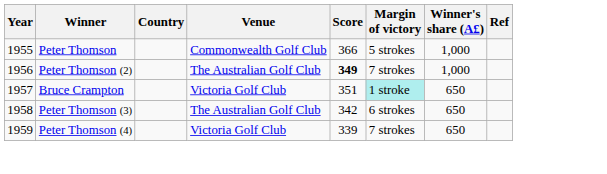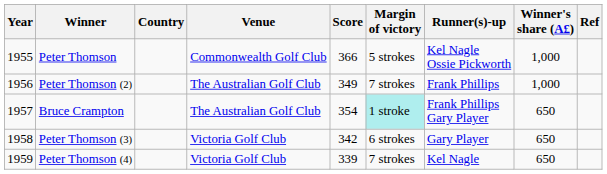+ column: (469, 21)
(348, 69) bold -> (348, 84) normal
(238, 89) Victoria Golf Club -> (255, 111) The Australian Golf Club
(348, 89) 351 -> (348, 111) 354
(255, 110) The Australian Golf Club -> (238, 139) Victoria Golf Club
